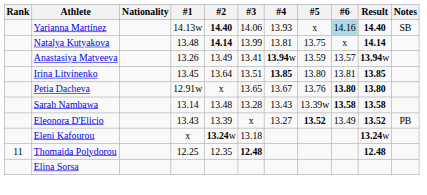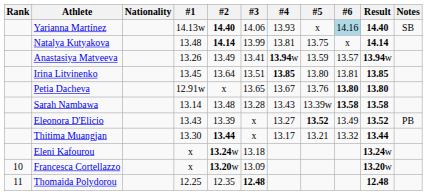+ row: (70, 136)
+ row: (77, 167)
- row: (56, 167)
